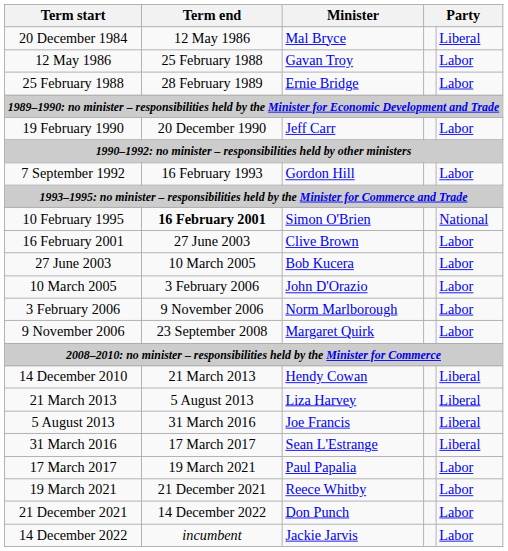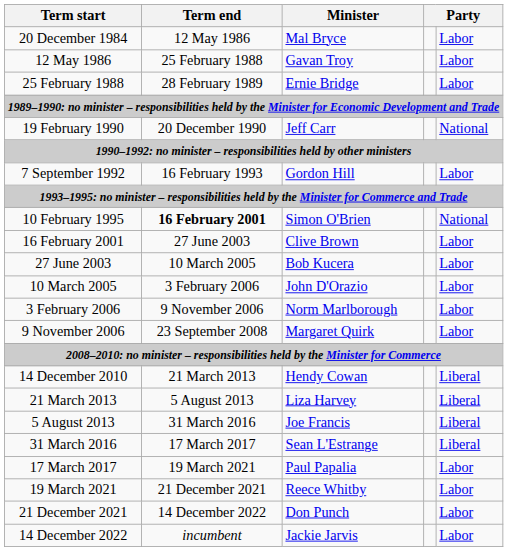(460, 38) Liberal -> (456, 38) Labor
(456, 128) Labor -> (464, 128) National
